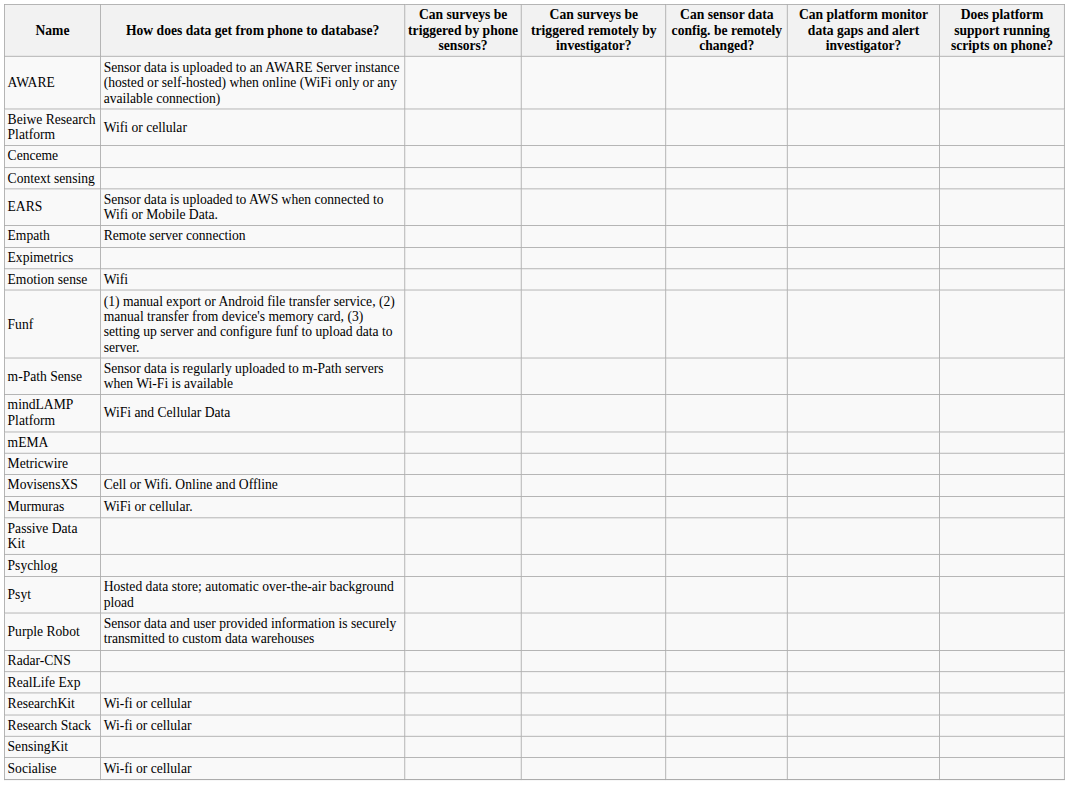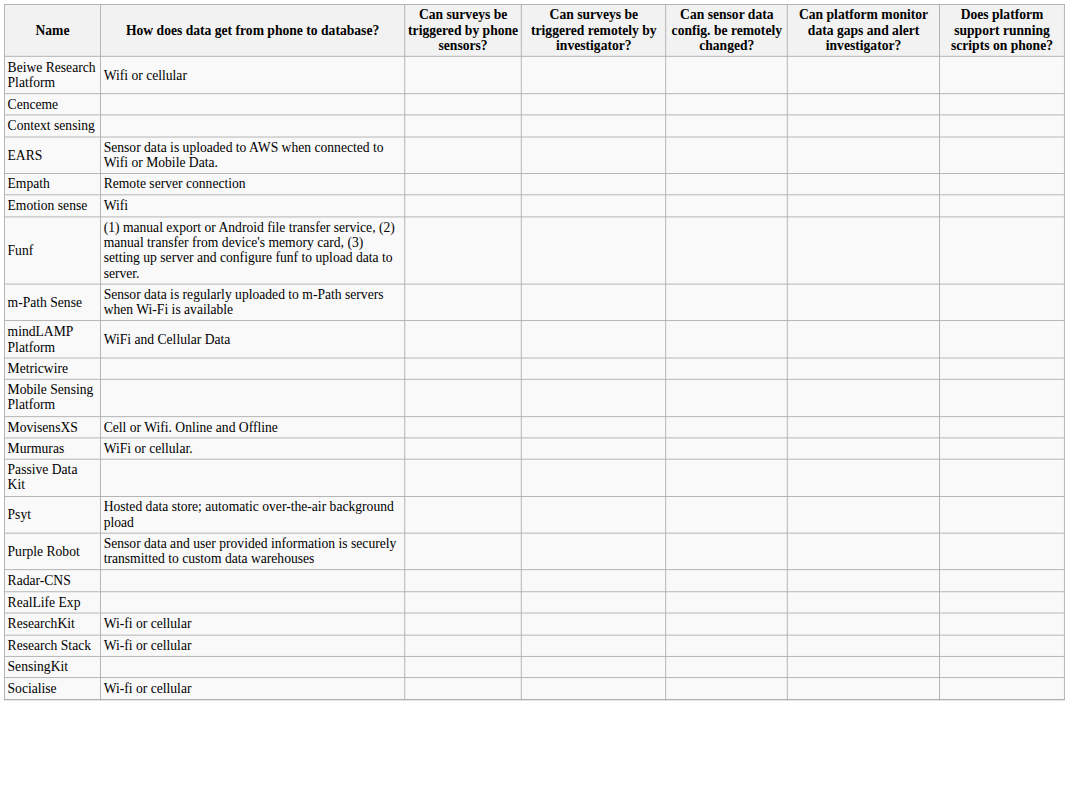- row: (31, 82)
- row: (40, 258)
- row: (28, 442)
+ row: (50, 397)
- row: (32, 565)
